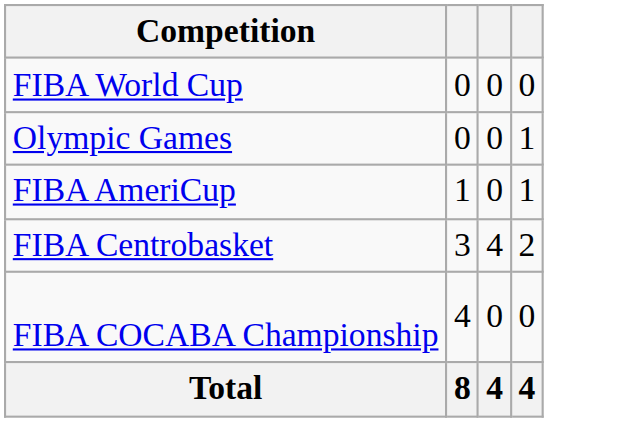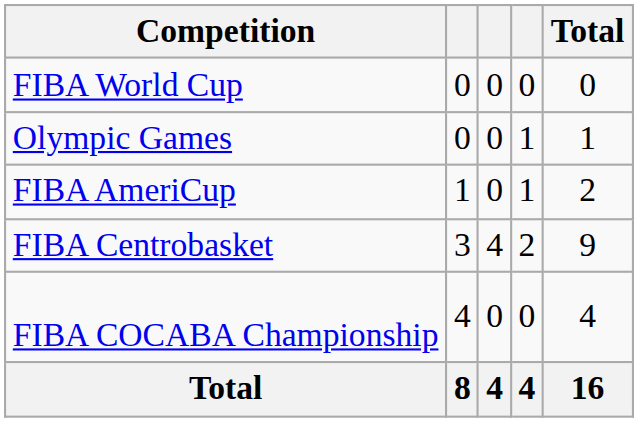+ column: (588, 31)
